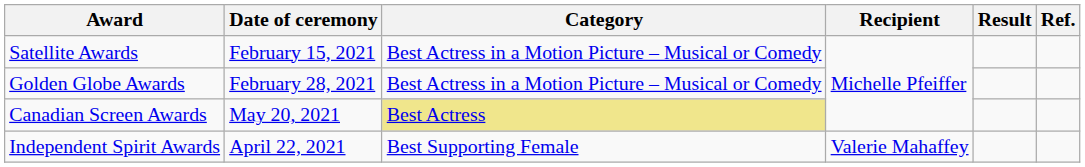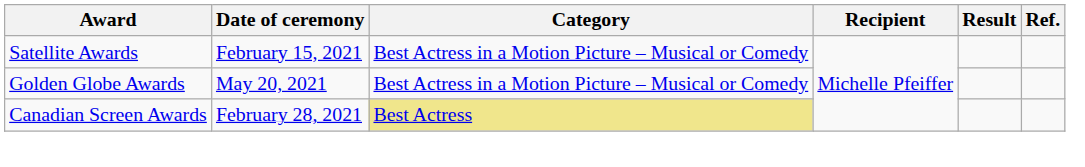(302, 83) February 28, 2021 -> (271, 83) May 20, 2021
(285, 114) May 20, 2021 -> (289, 114) February 28, 2021
- row: (115, 146)
